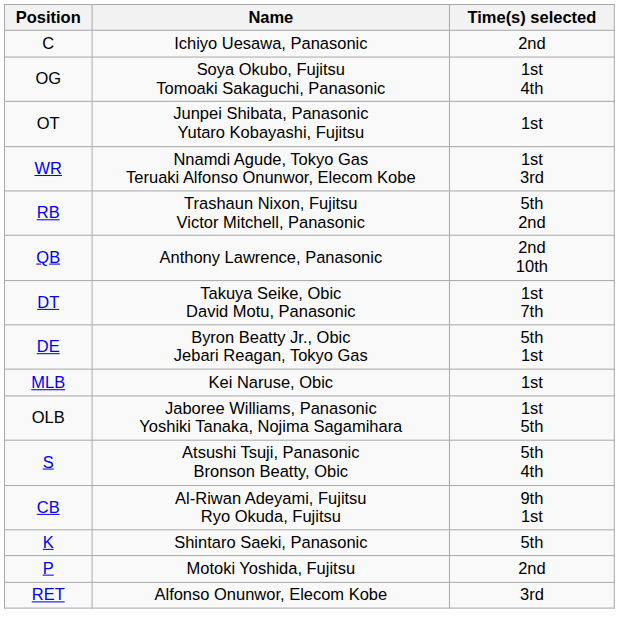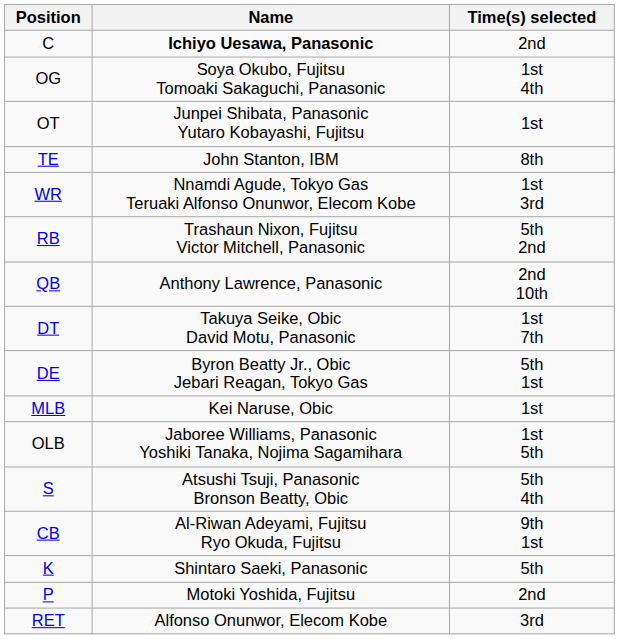(271, 43) normal -> (271, 43) bold
+ row: (48, 159)
